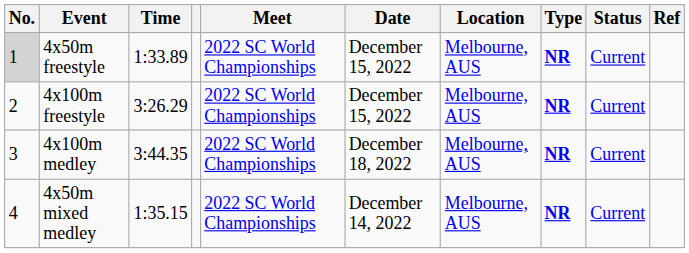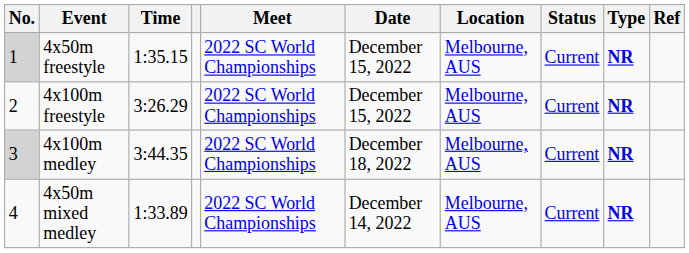columns swapped: (563, 18) <-> (618, 18)
(161, 57) 1:33.89 -> (161, 57) 1:35.15
(13, 154) no background -> (13, 154) lightgrey background
(161, 213) 1:35.15 -> (161, 213) 1:33.89
